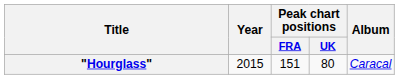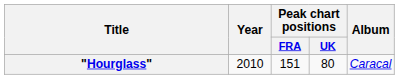(250, 64) 2015 -> (250, 64) 2010
